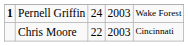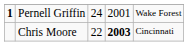(119, 13) 2003 -> (119, 13) 2001
(119, 31) normal -> (119, 31) bold
